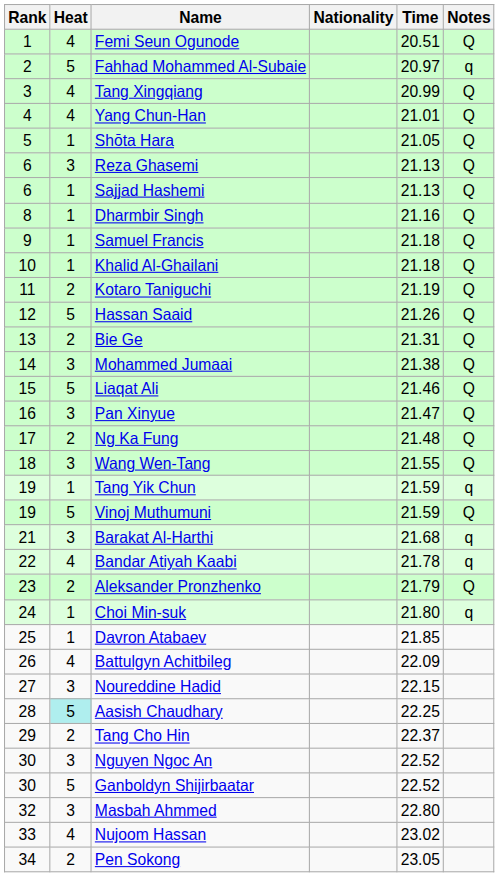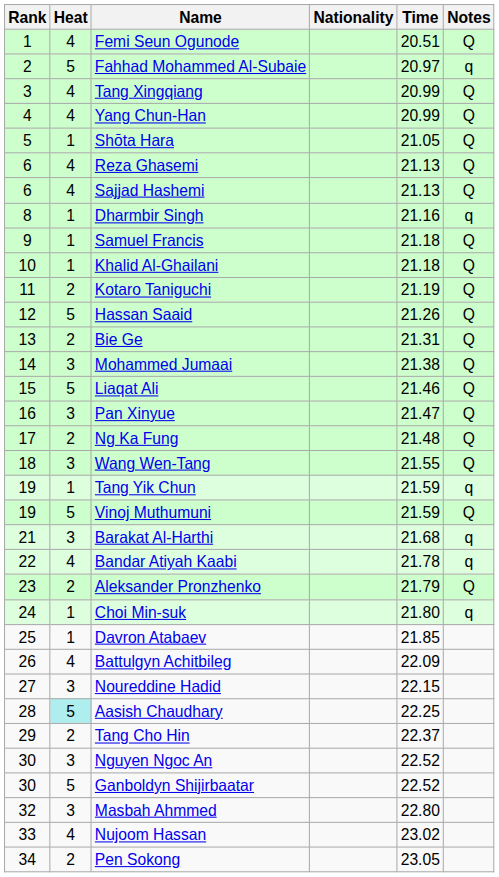(420, 116) 21.01 -> (420, 116) 20.99
(71, 166) 3 -> (71, 166) 4
(71, 191) 1 -> (71, 191) 4
(469, 215) Q -> (469, 215) q
